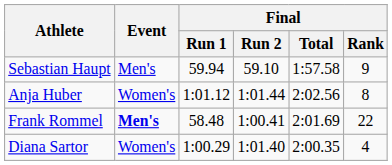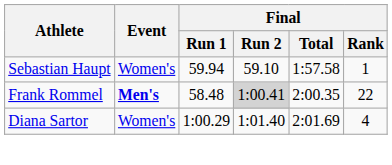(137, 69) Men's -> (147, 69) Women's
(366, 69) 9 -> (366, 69) 1
- row: (45, 95)
(261, 121) no background -> (261, 95) lightgrey background
(316, 121) 2:01.69 -> (316, 95) 2:00.35
(316, 147) 2:00.35 -> (316, 121) 2:01.69
